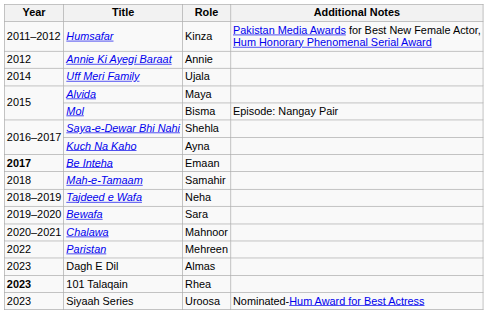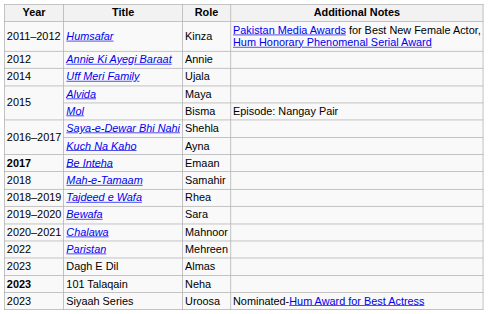(198, 197) Neha -> (198, 197) Rhea
(198, 284) Rhea -> (198, 284) Neha
